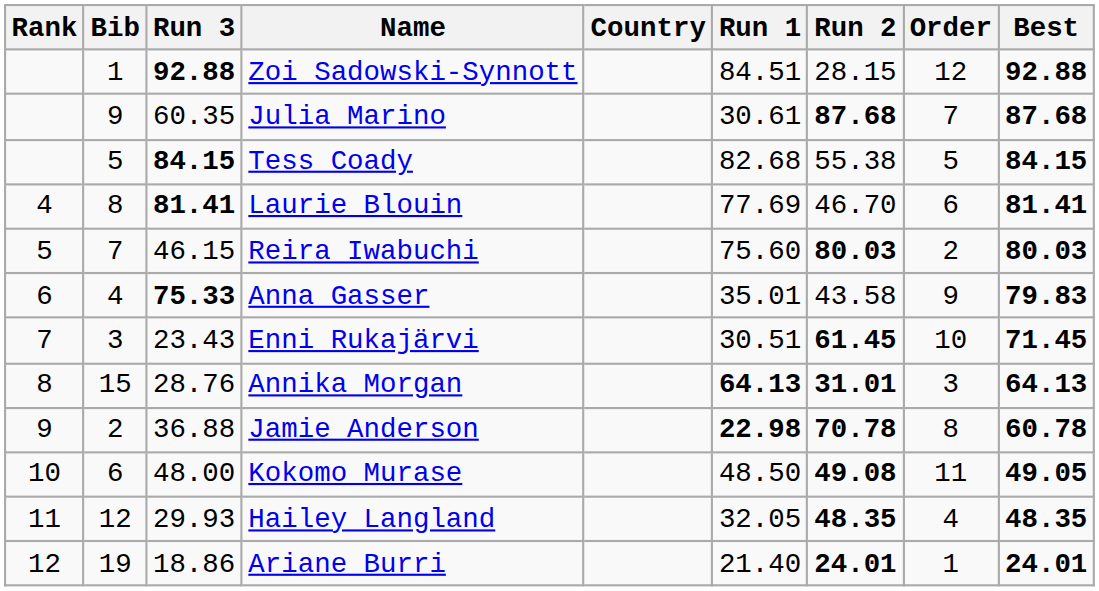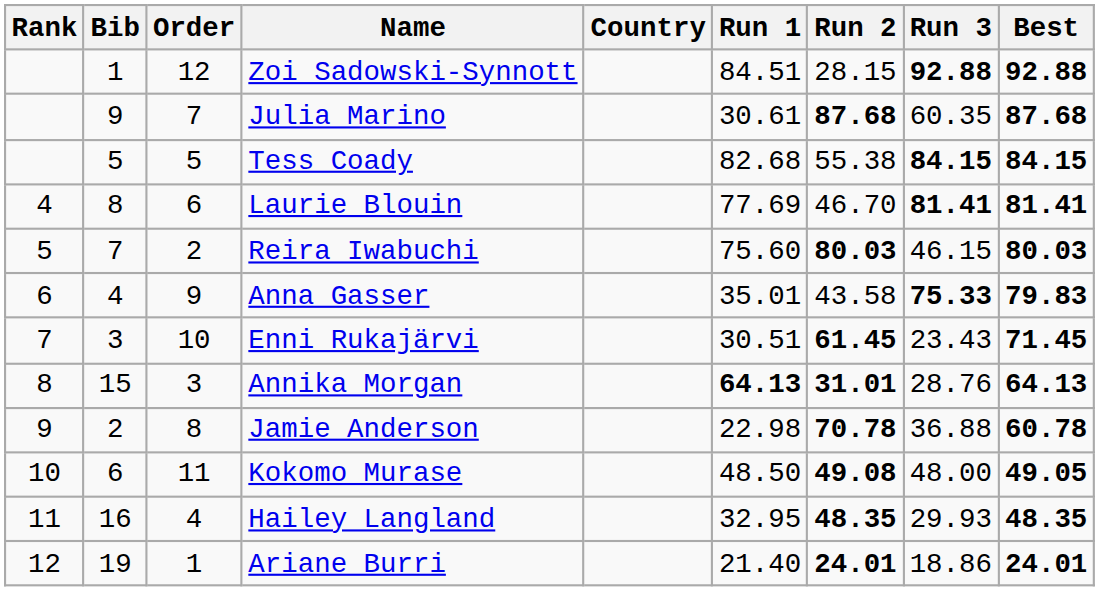columns swapped: (951, 27) <-> (194, 27)
(760, 430) bold -> (760, 430) normal
(115, 519) 12 -> (115, 519) 16
(760, 519) 32.05 -> (760, 519) 32.95
